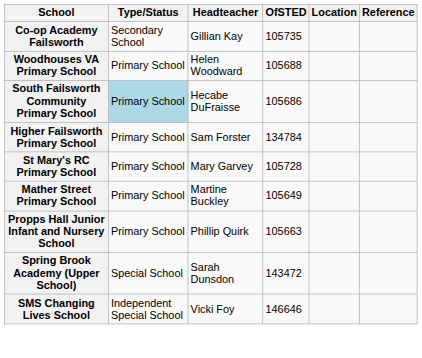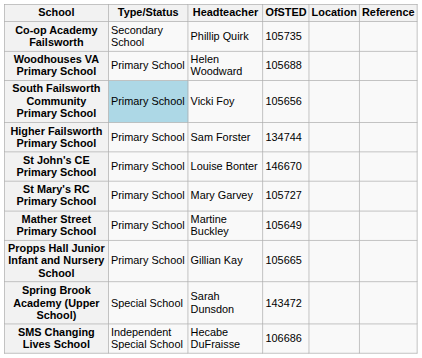(217, 36) Gillian Kay -> (220, 36) Phillip Quirk
(215, 101) Hecabe DuFraisse -> (213, 101) Vicki Foy
(284, 101) 105686 -> (284, 101) 105656
(284, 137) 134784 -> (284, 137) 134744
+ row: (56, 166)
(284, 166) 105728 -> (284, 196) 105727
(220, 231) Phillip Quirk -> (217, 261) Gillian Kay
(284, 231) 105663 -> (284, 261) 105665
(213, 309) Vicki Foy -> (215, 338) Hecabe DuFraisse
(284, 309) 146646 -> (284, 338) 106686
